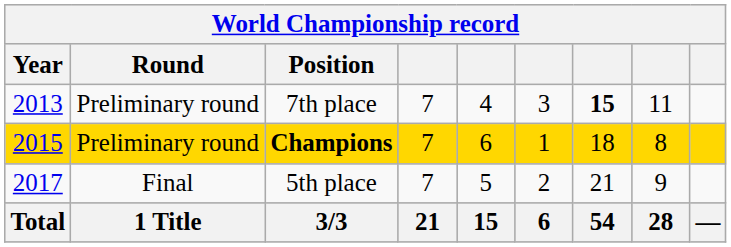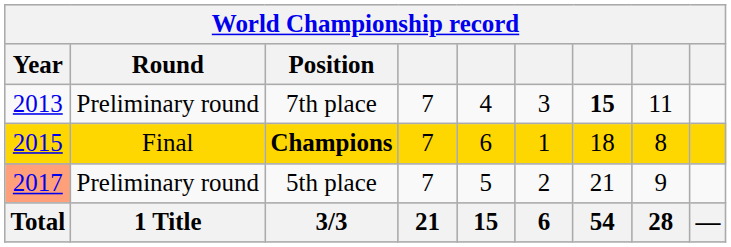(168, 143) Preliminary round -> (168, 143) Final
(38, 182) no background -> (38, 182) lightsalmon background
(168, 182) Final -> (168, 182) Preliminary round
